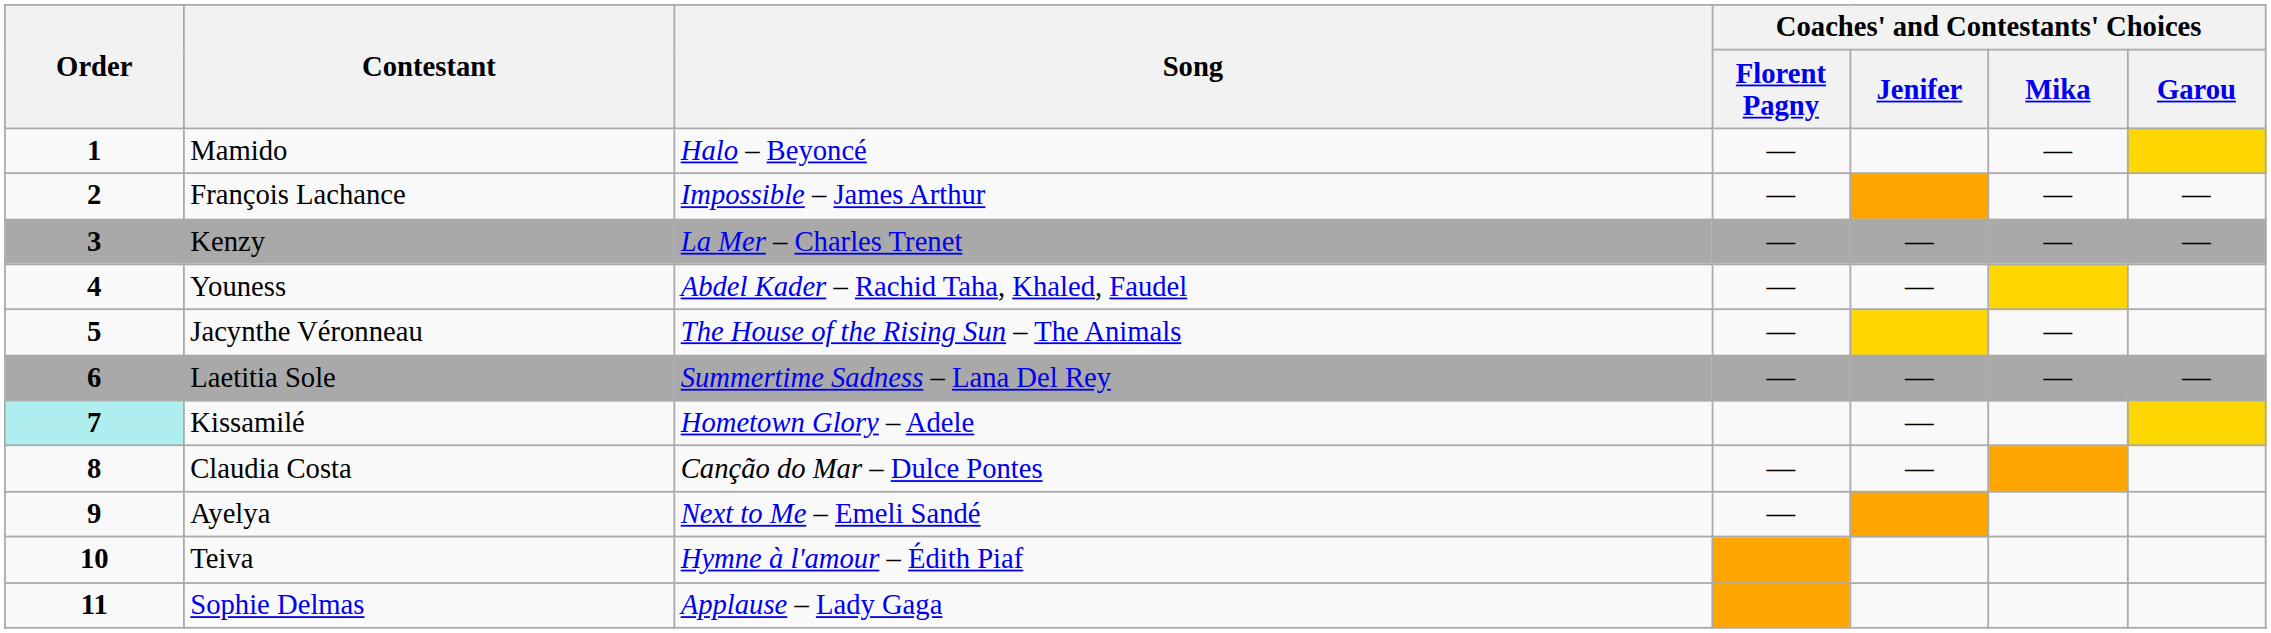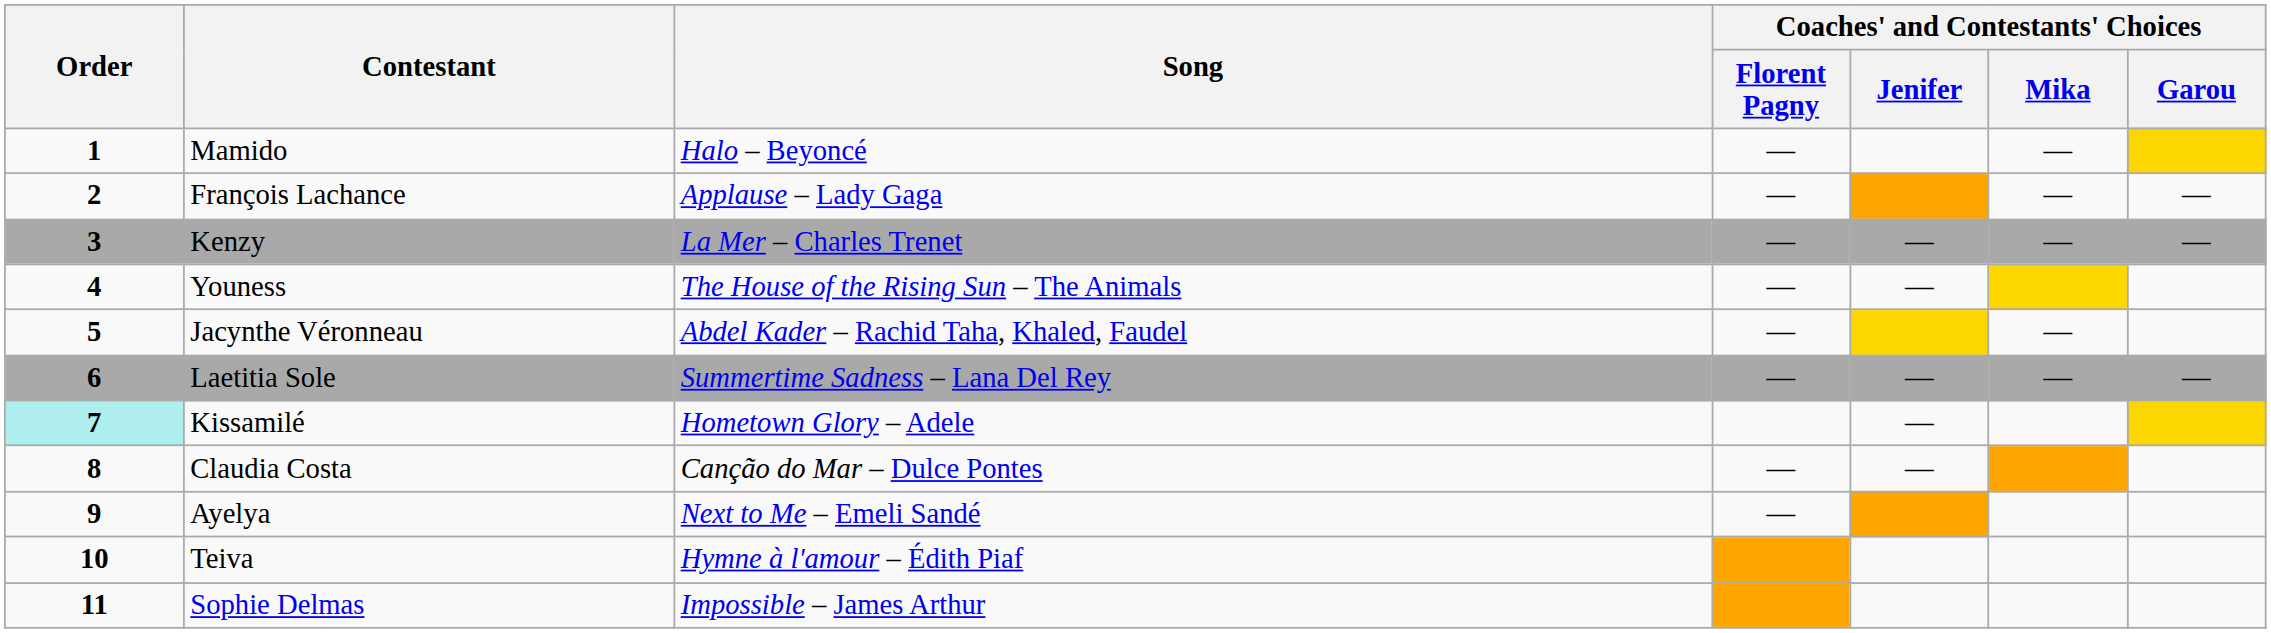(833, 195) Impossible – James Arthur -> (812, 195) Applause – Lady Gaga
(934, 286) Abdel Kader – Rachid Taha, Khaled, Faudel -> (931, 286) The House of the Rising Sun – The Animals
(931, 331) The House of the Rising Sun – The Animals -> (934, 331) Abdel Kader – Rachid Taha, Khaled, Faudel
(812, 604) Applause – Lady Gaga -> (833, 604) Impossible – James Arthur
